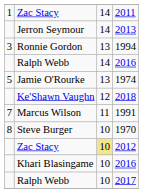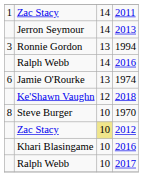(9, 79) 5 -> (9, 79) 6
- row: (49, 113)
